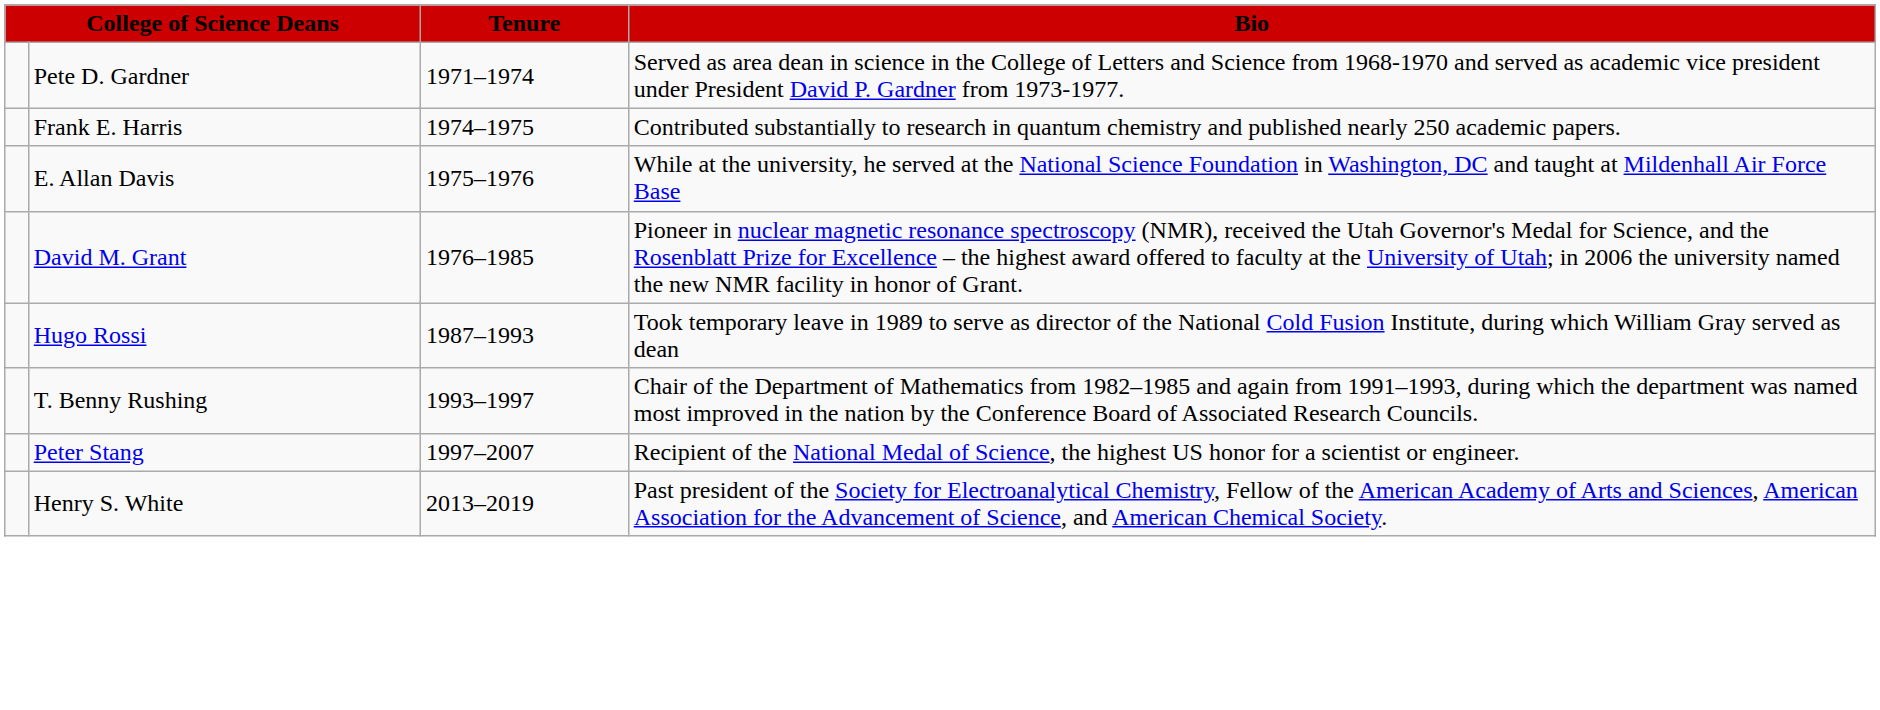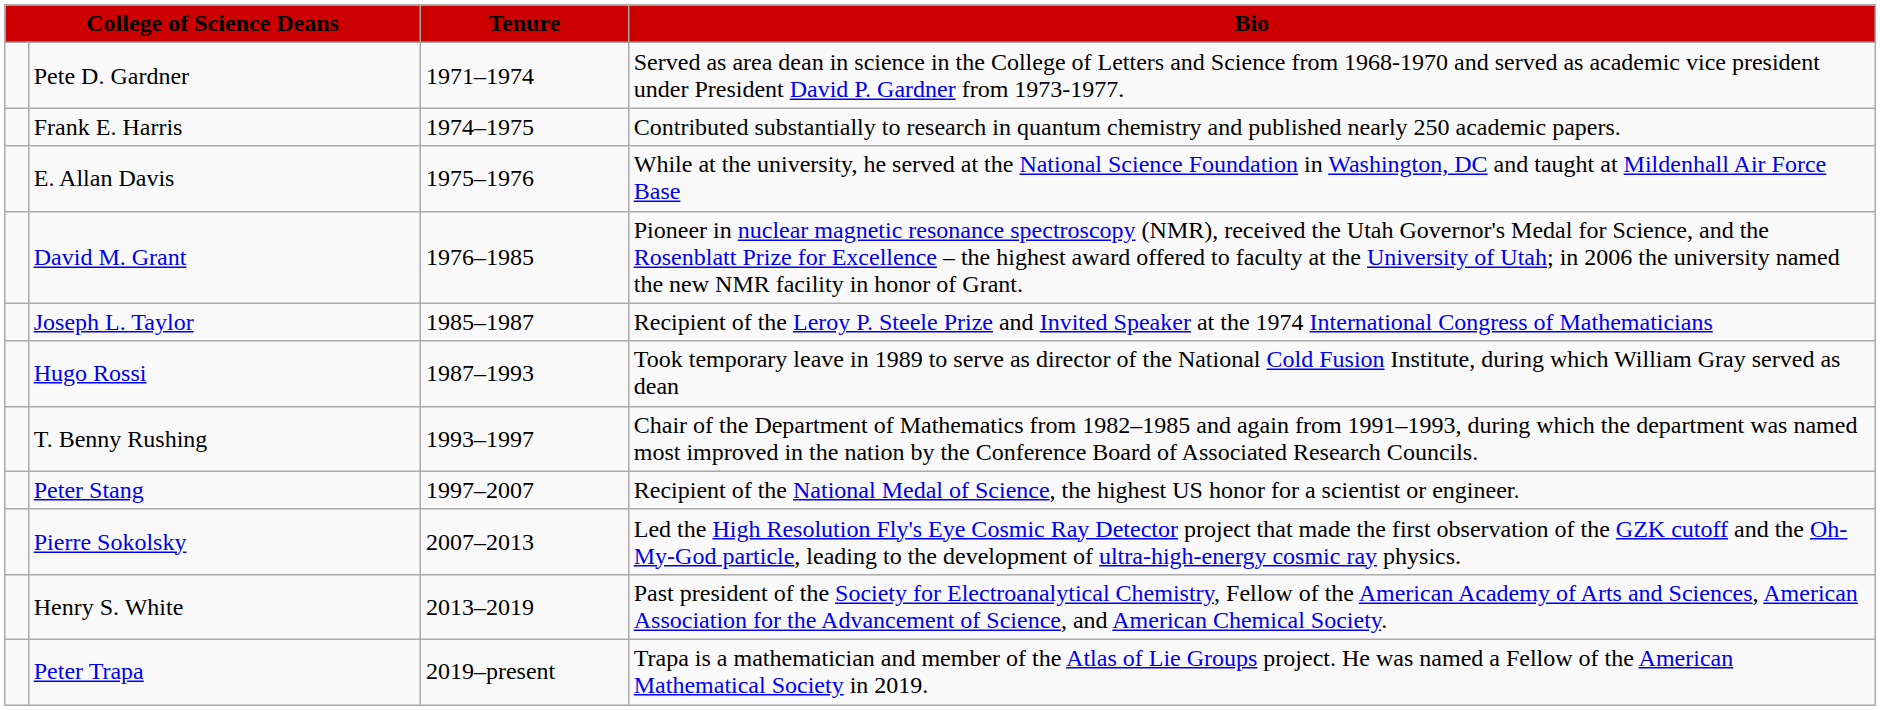+ row: (114, 321)
+ row: (110, 541)
+ row: (89, 671)
